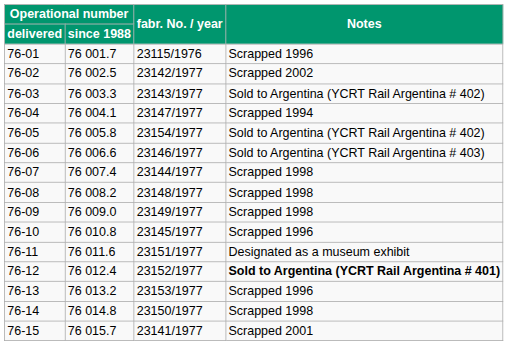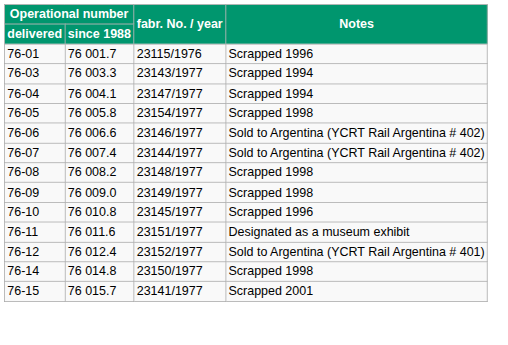- row: (23, 73)
(357, 93) Sold to Argentina (YCRT Rail Argentina # 402) -> (271, 73) Scrapped 1994
(357, 133) Sold to Argentina (YCRT Rail Argentina # 402) -> (271, 113) Scrapped 1998
(357, 152) Sold to Argentina (YCRT Rail Argentina # 403) -> (357, 133) Sold to Argentina (YCRT Rail Argentina # 402)
(271, 172) Scrapped 1998 -> (357, 152) Sold to Argentina (YCRT Rail Argentina # 402)
(364, 271) bold -> (357, 251) normal
- row: (23, 291)
